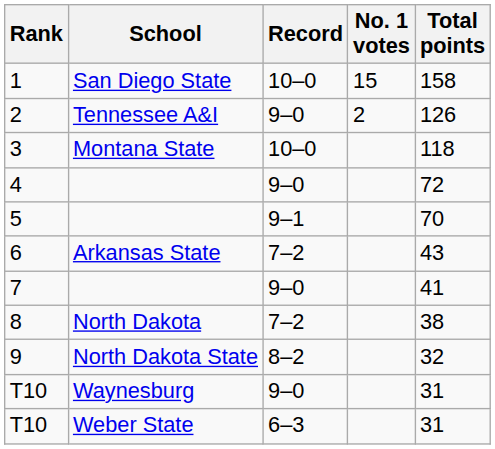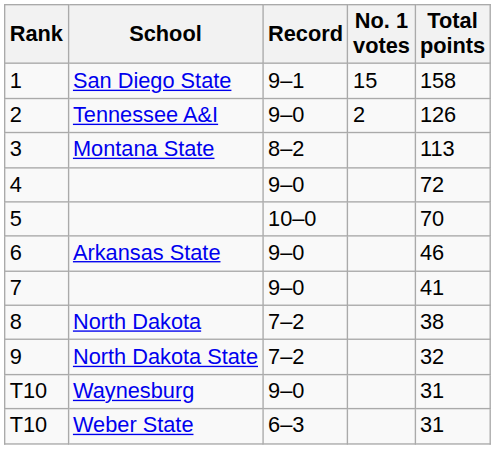(292, 80) 10–0 -> (286, 80) 9–1
(292, 149) 10–0 -> (286, 149) 8–2
(437, 149) 118 -> (437, 149) 113
(286, 218) 9–1 -> (292, 218) 10–0
(286, 253) 7–2 -> (286, 253) 9–0
(432, 253) 43 -> (432, 253) 46
(286, 356) 8–2 -> (286, 356) 7–2
